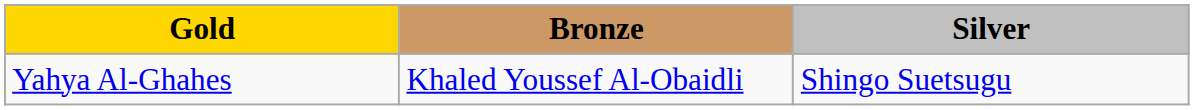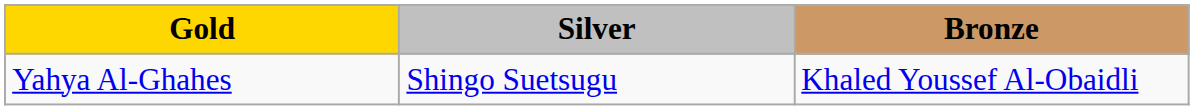columns swapped: (991, 29) <-> (596, 29)
